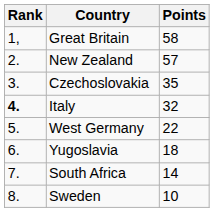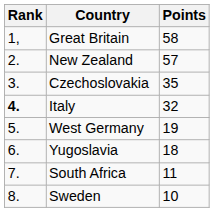(170, 128) 22 -> (170, 128) 19
(170, 173) 14 -> (170, 173) 11
